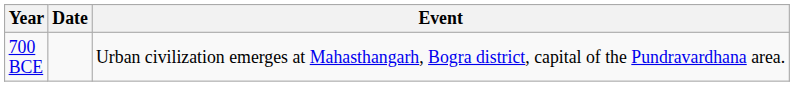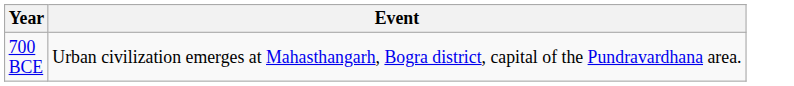- column: (70, 18)
